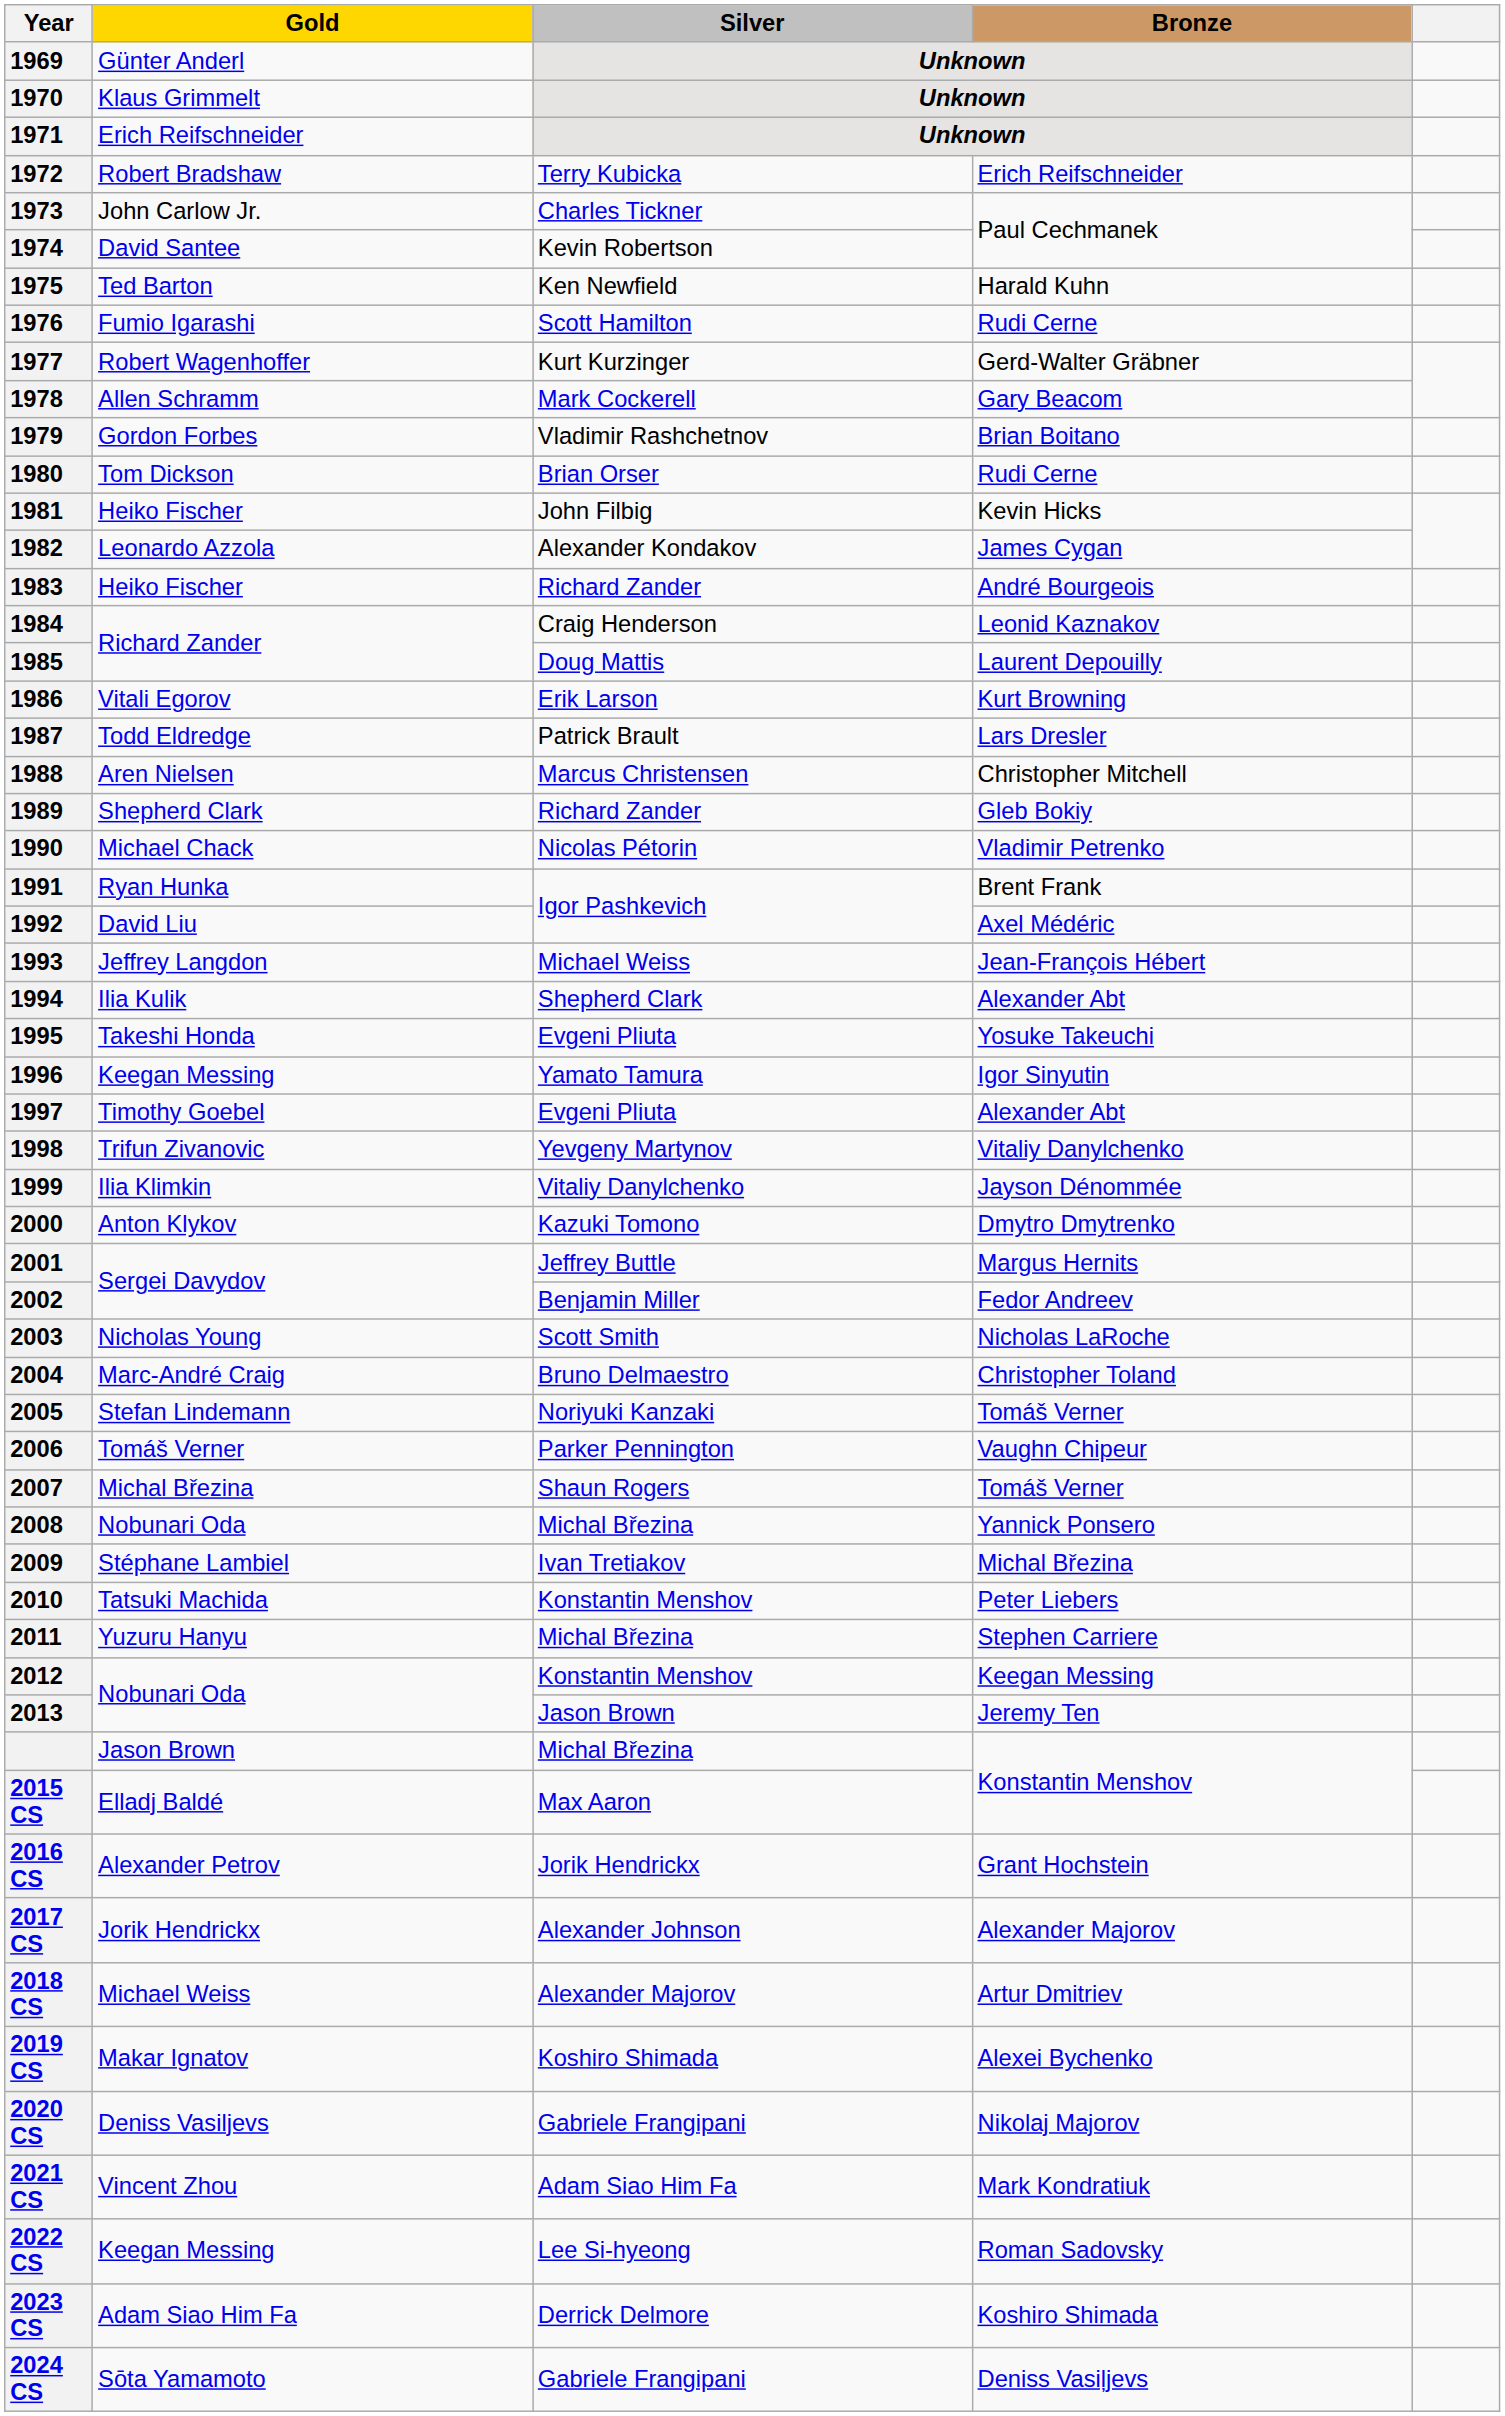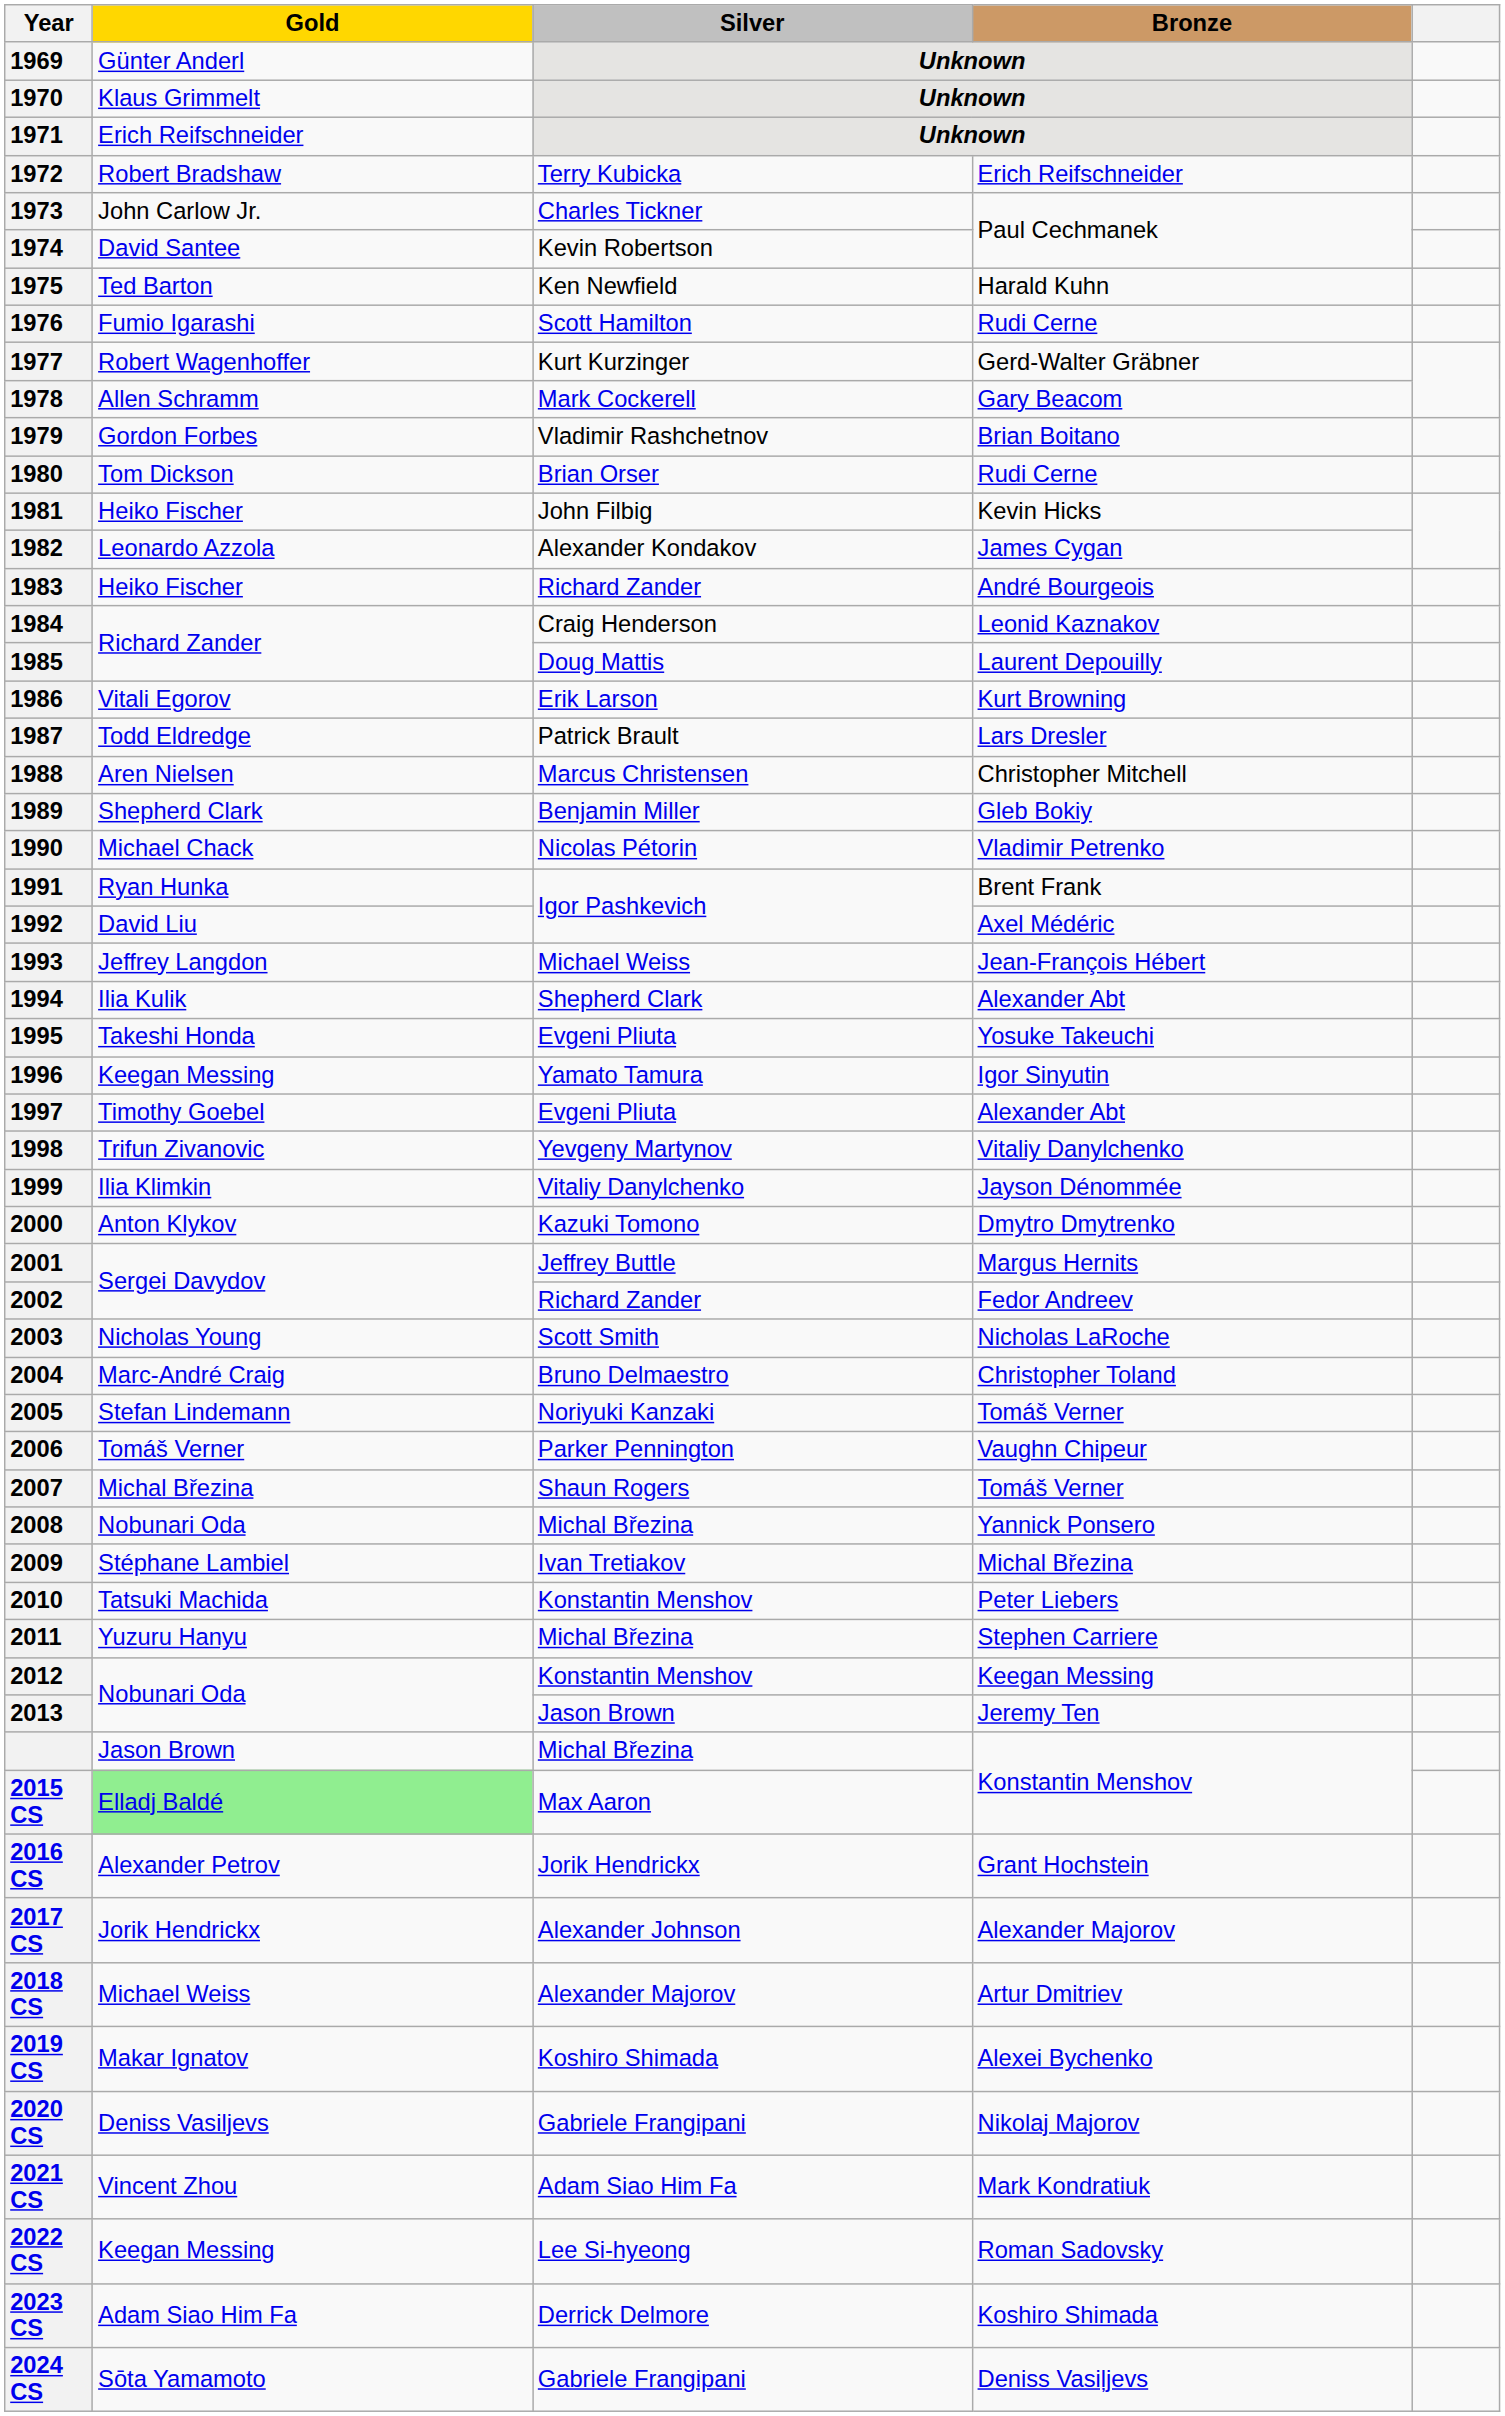(619, 811) Richard Zander -> (619, 811) Benjamin Miller
(619, 1300) Benjamin Miller -> (619, 1300) Richard Zander
(161, 1801) no background -> (161, 1801) lightgreen background
